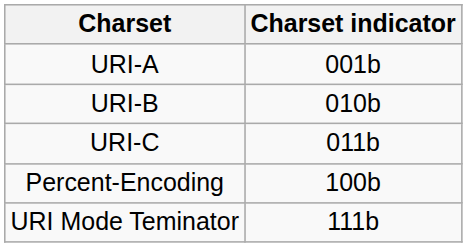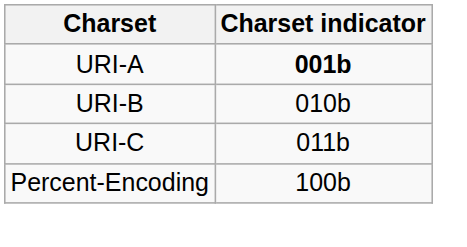(353, 63) normal -> (323, 63) bold
- row: (125, 222)
